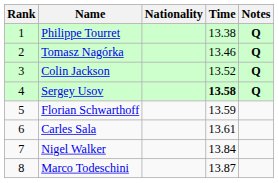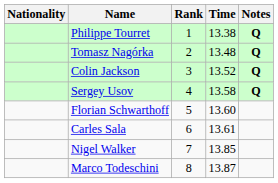columns swapped: (21, 14) <-> (174, 14)
(222, 52) 13.46 -> (222, 52) 13.48
(222, 91) bold -> (222, 91) normal
(222, 110) 13.59 -> (222, 110) 13.60
(222, 149) 13.84 -> (222, 149) 13.85
